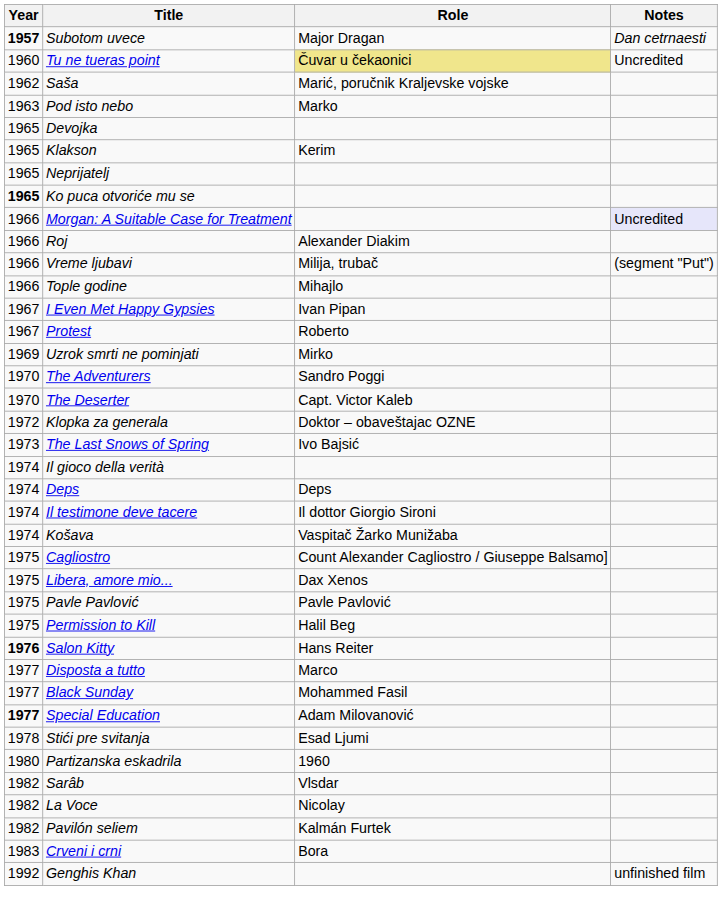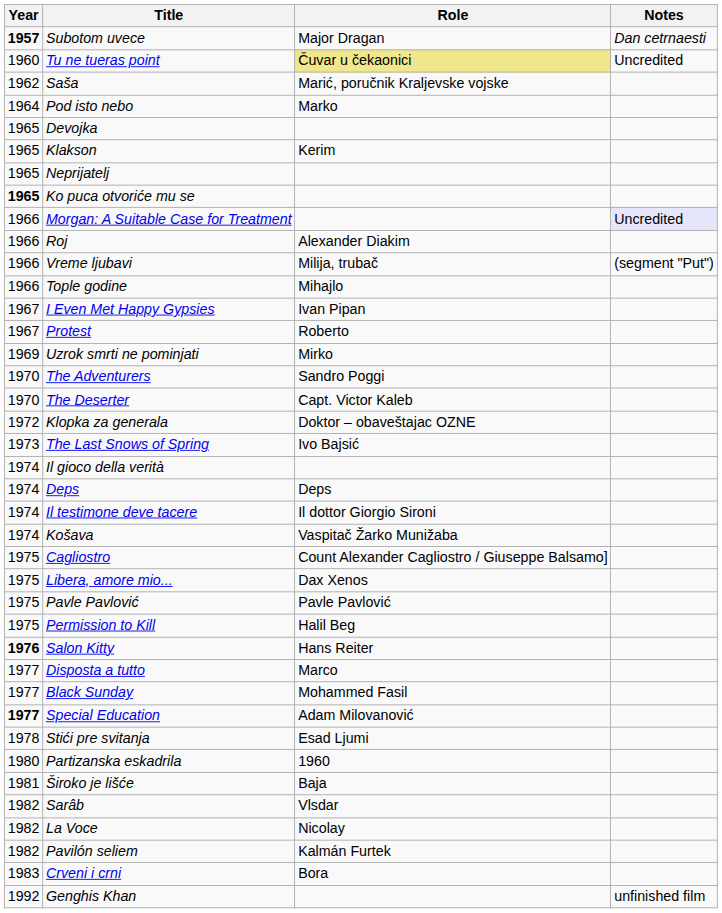(24, 106) 1963 -> (24, 106) 1964
+ row: (90, 783)
